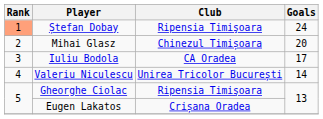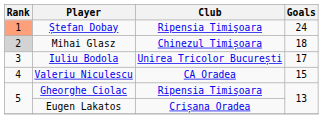(18, 44) no background -> (18, 44) lightgrey background
(301, 44) 20 -> (301, 44) 18
(210, 59) CA Oradea -> (210, 59) Unirea Tricolor București
(210, 75) Unirea Tricolor București -> (210, 75) CA Oradea
(301, 75) 14 -> (301, 75) 15
